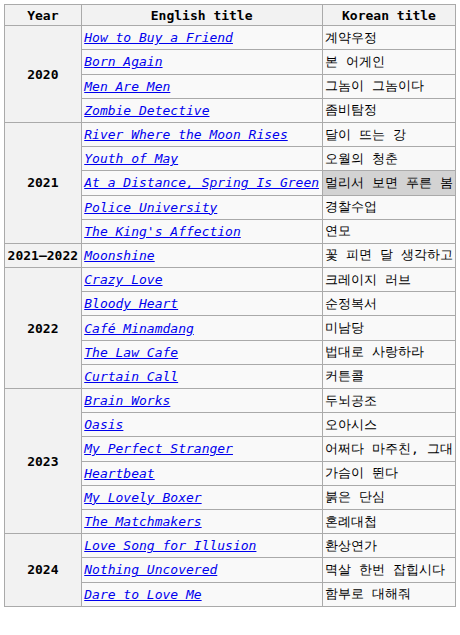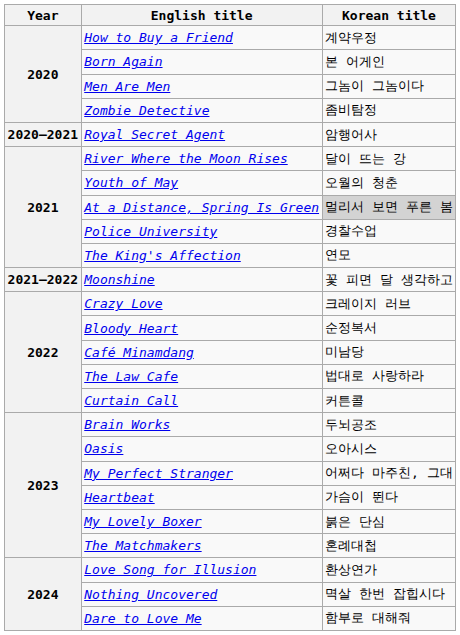+ row: (155, 135)
